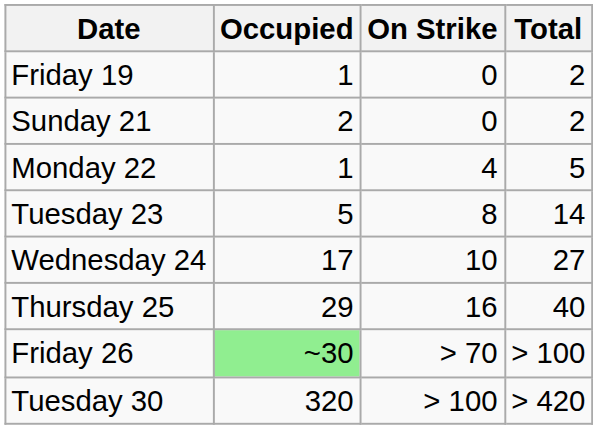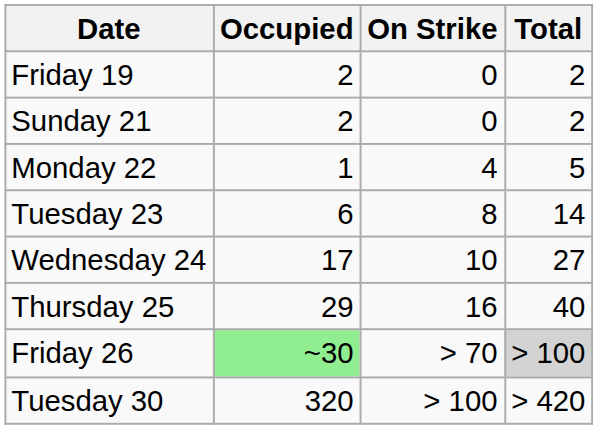(345, 75) 1 -> (345, 75) 2
(345, 214) 5 -> (345, 214) 6
(548, 353) no background -> (548, 353) lightgrey background
